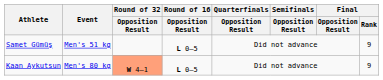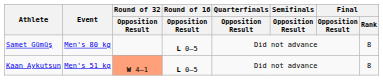(88, 45) Men's 51 kg -> (88, 45) Men's 80 kg
(369, 45) 9 -> (369, 45) 8
(88, 65) Men's 80 kg -> (88, 65) Men's 51 kg
(369, 65) 9 -> (369, 65) 8
